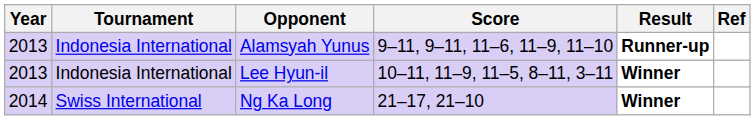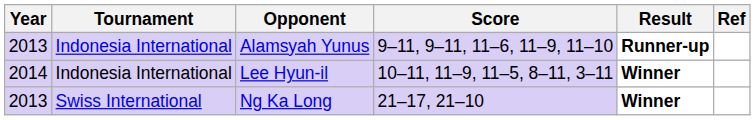(28, 74) 2013 -> (28, 74) 2014
(28, 101) 2014 -> (28, 101) 2013
